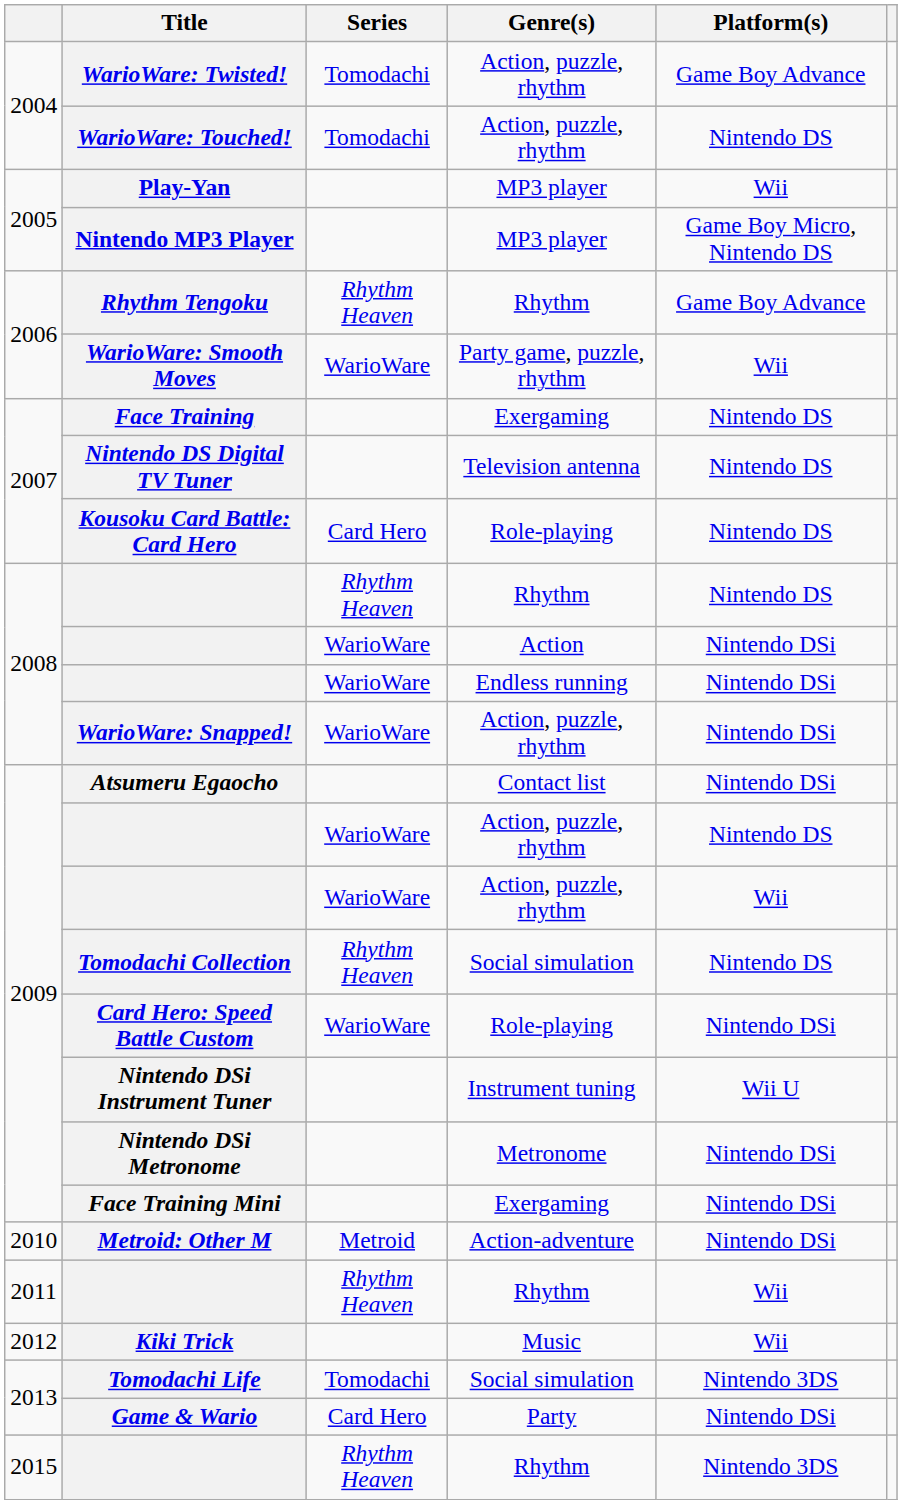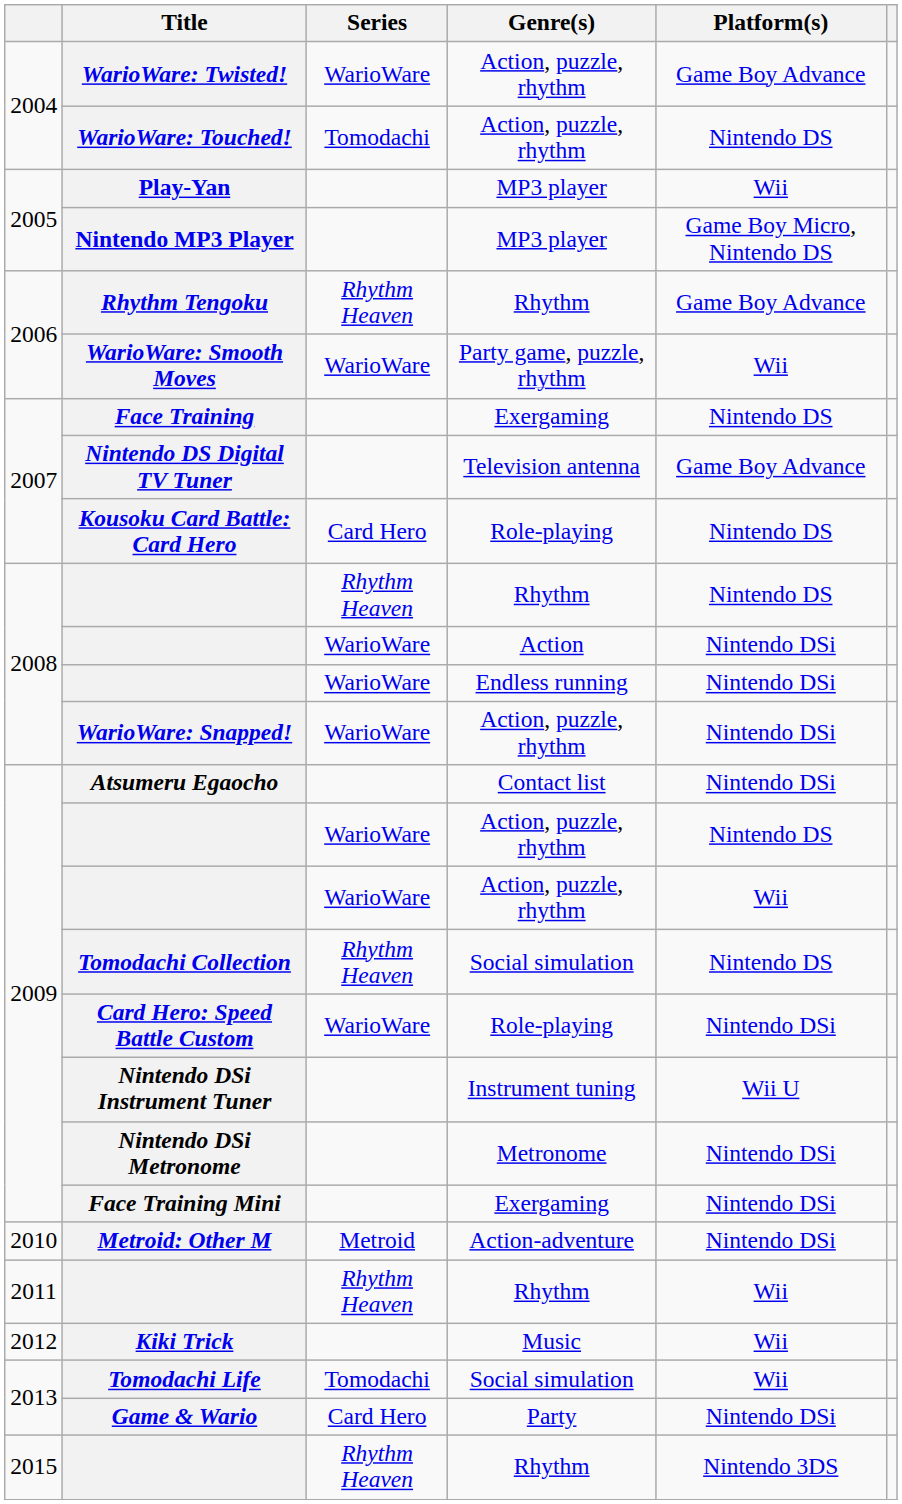(377, 73) Tomodachi -> (377, 73) WarioWare
(771, 467) Nintendo DS -> (771, 467) Game Boy Advance
(771, 1379) Nintendo 3DS -> (771, 1379) Wii
